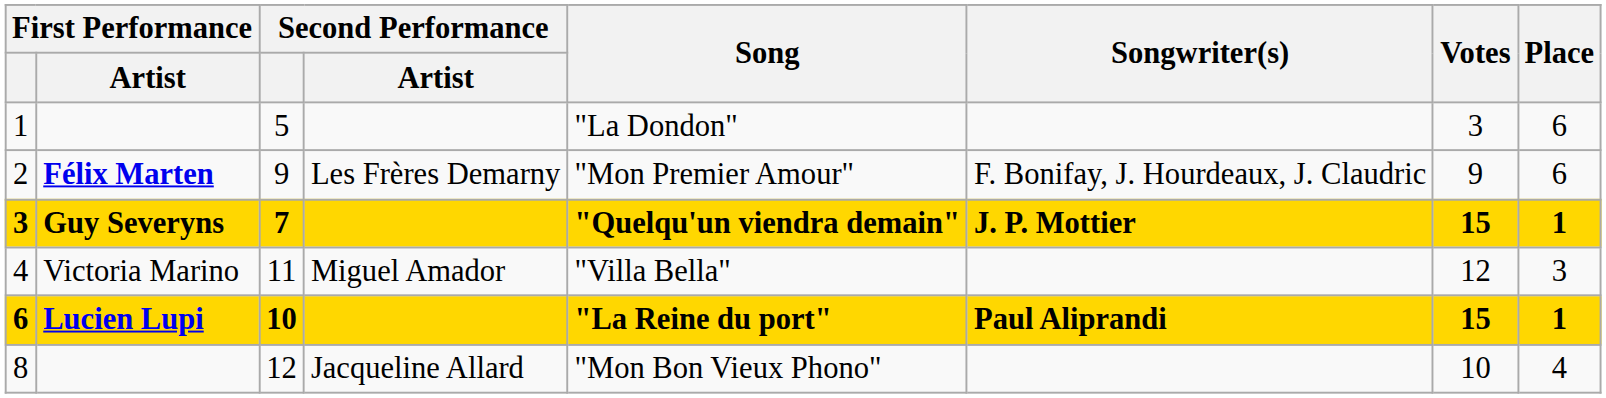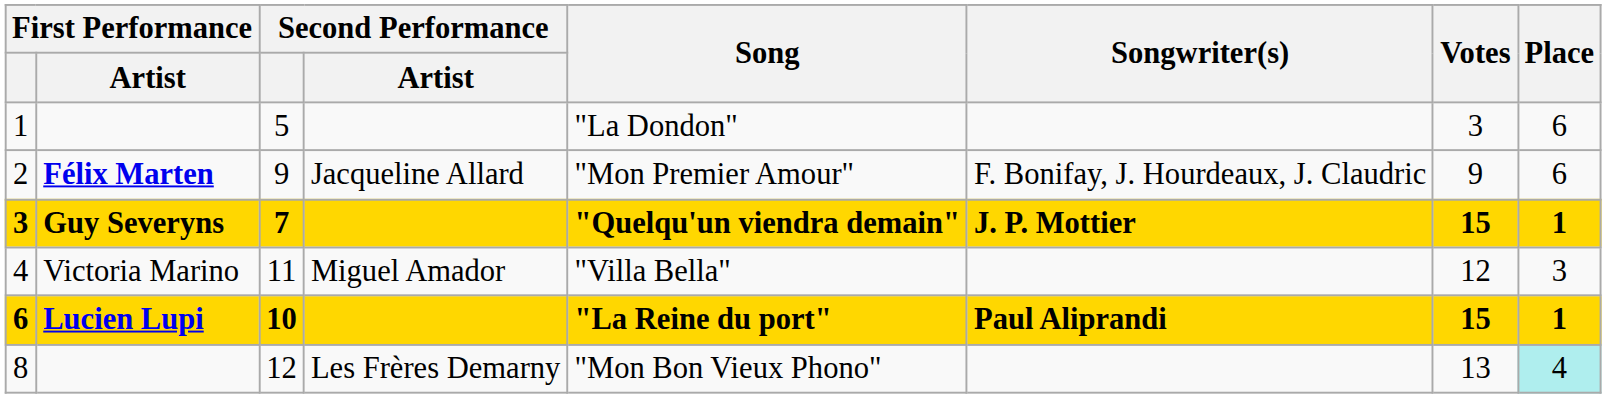(436, 174) Les Frères Demarny -> (417, 174) Jacqueline Allard
(417, 367) Jacqueline Allard -> (436, 367) Les Frères Demarny
(1475, 367) 10 -> (1475, 367) 13
(1559, 367) no background -> (1559, 367) paleturquoise background
